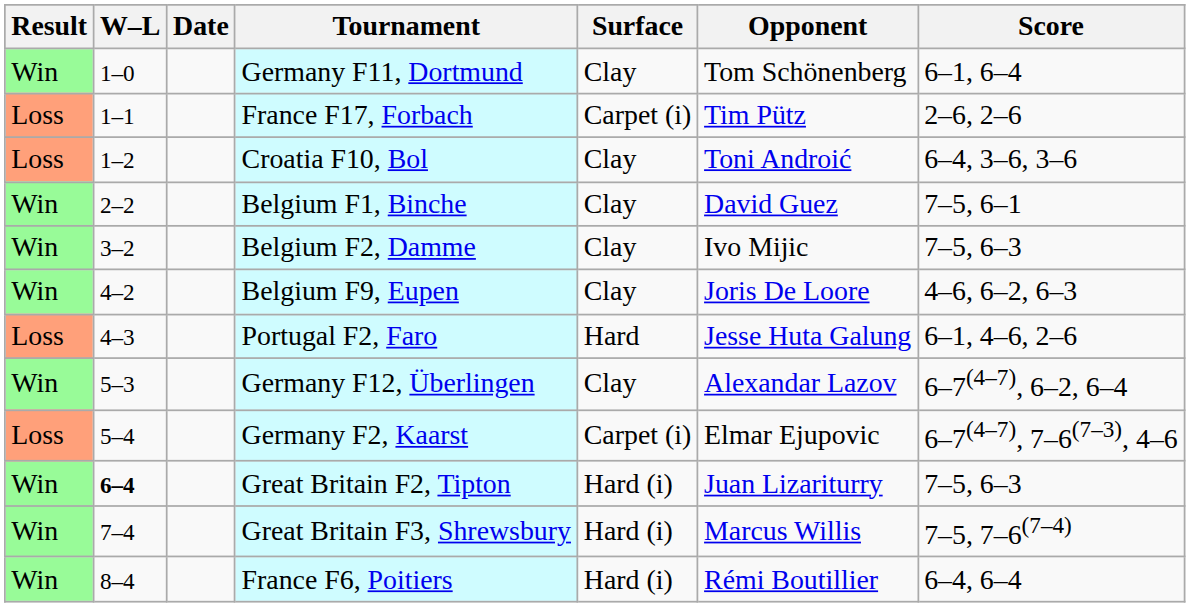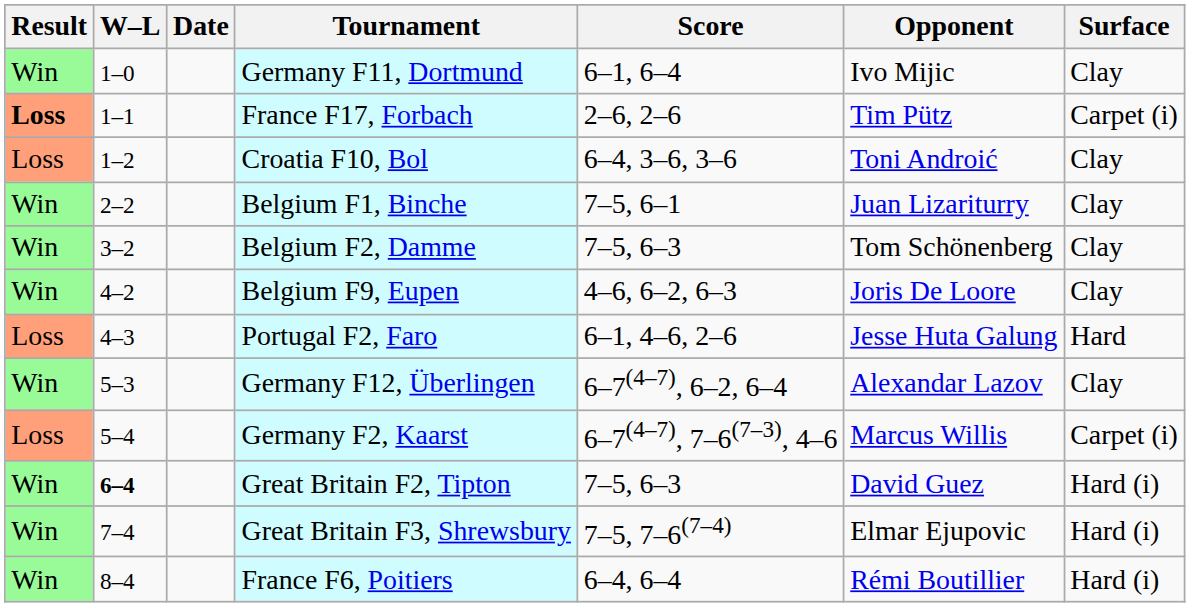columns swapped: (638, 26) <-> (1051, 26)
(805, 70) Tom Schönenberg -> (902, 70) Ivo Mijic
(38, 114) normal -> (38, 114) bold
(771, 203) David Guez -> (940, 203) Juan Lizariturry
(756, 247) Ivo Mijic -> (951, 247) Tom Schönenberg
(792, 435) Elmar Ejupovic -> (929, 435) Marcus Willis
(793, 483) Juan Lizariturry -> (917, 483) David Guez
(783, 531) Marcus Willis -> (938, 531) Elmar Ejupovic
